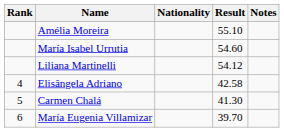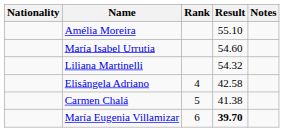columns swapped: (20, 13) <-> (184, 13)
(230, 65) 54.12 -> (230, 65) 54.32
(230, 100) 41.30 -> (230, 100) 41.38
(230, 118) normal -> (230, 118) bold
